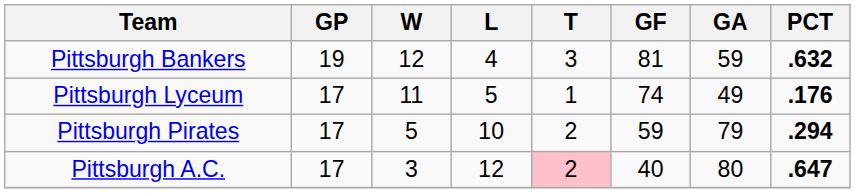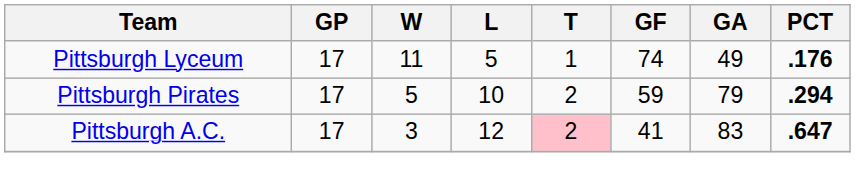- row: (148, 59)
(651, 168) 40 -> (651, 132) 41
(730, 168) 80 -> (730, 132) 83
